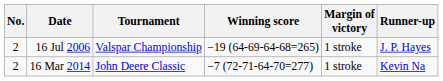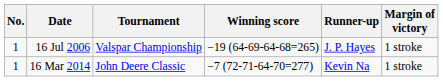columns swapped: (349, 21) <-> (408, 21)
(16, 47) 2 -> (16, 47) 1
(16, 66) 2 -> (16, 66) 1
